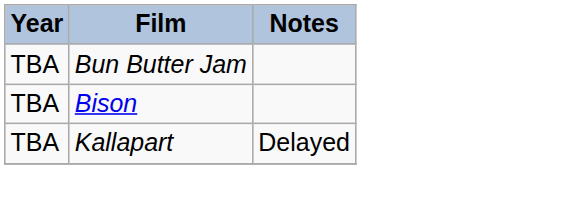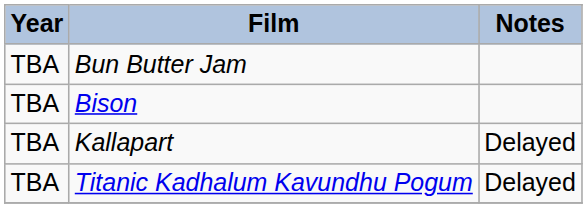+ row: (274, 182)
